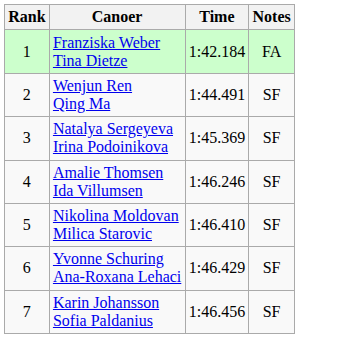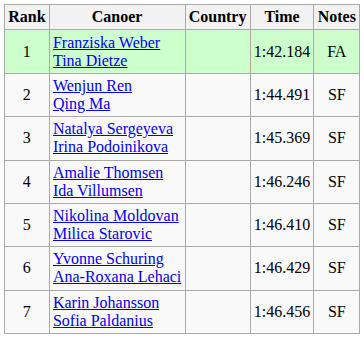+ column: (218, 17)
